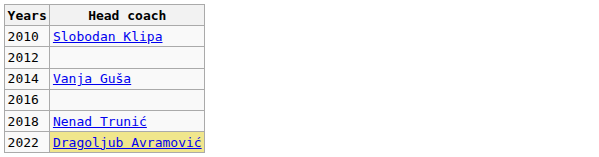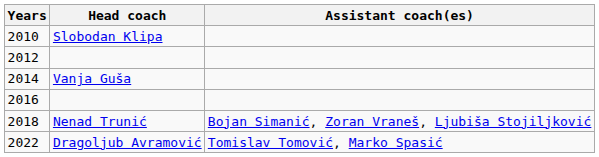+ column: (400, 15)
(127, 142) khaki background -> (127, 142) no background
